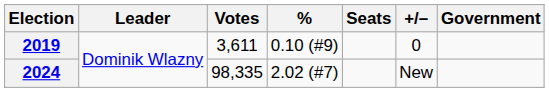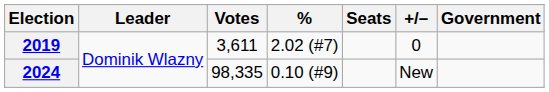(305, 45) 0.10 (#9) -> (305, 45) 2.02 (#7)
(305, 72) 2.02 (#7) -> (305, 72) 0.10 (#9)
